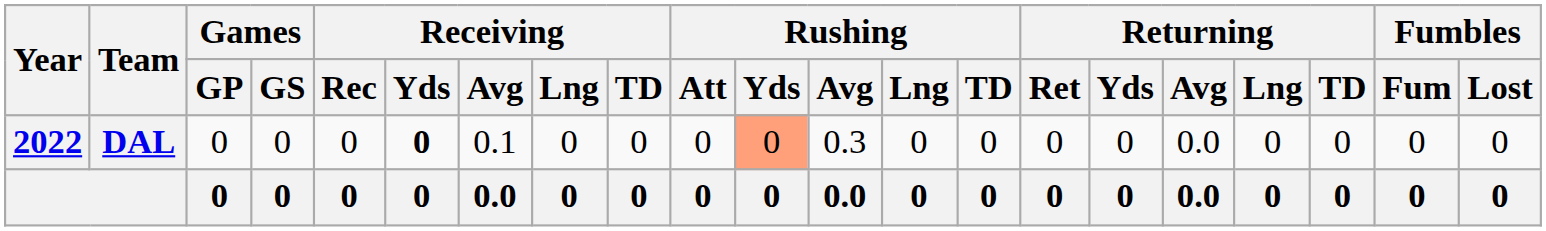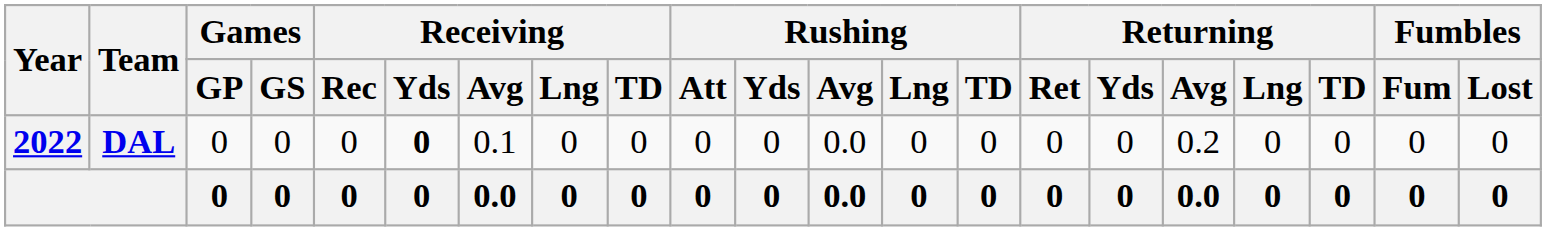(772, 141) lightsalmon background -> (772, 141) no background
(845, 141) 0.3 -> (845, 141) 0.0
(1198, 141) 0.0 -> (1198, 141) 0.2
